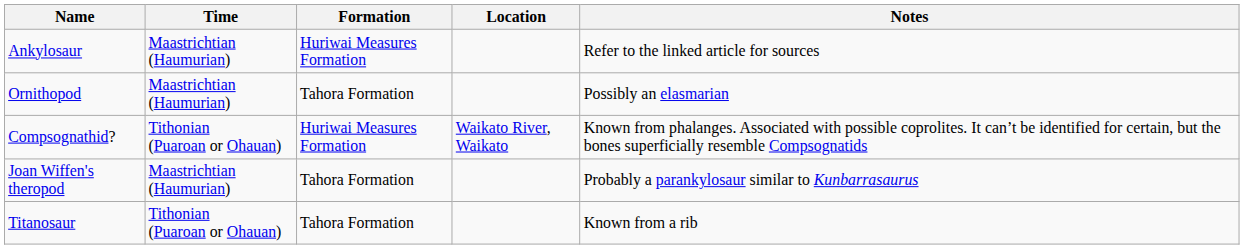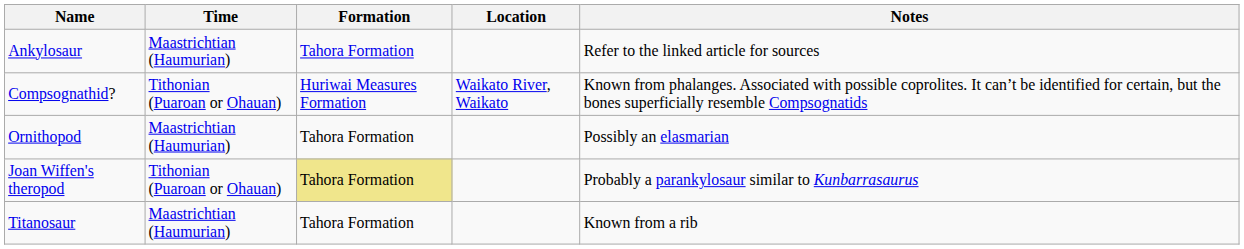(358, 51) Huriwai Measures Formation -> (357, 51) Tahora Formation
rows swapped: (62, 136) <-> (45, 94)
(192, 179) Maastrichtian (Haumurian) -> (215, 179) Tithonian (Puaroan or Ohauan)
(357, 179) no background -> (357, 179) khaki background
(215, 222) Tithonian (Puaroan or Ohauan) -> (192, 222) Maastrichtian (Haumurian)
